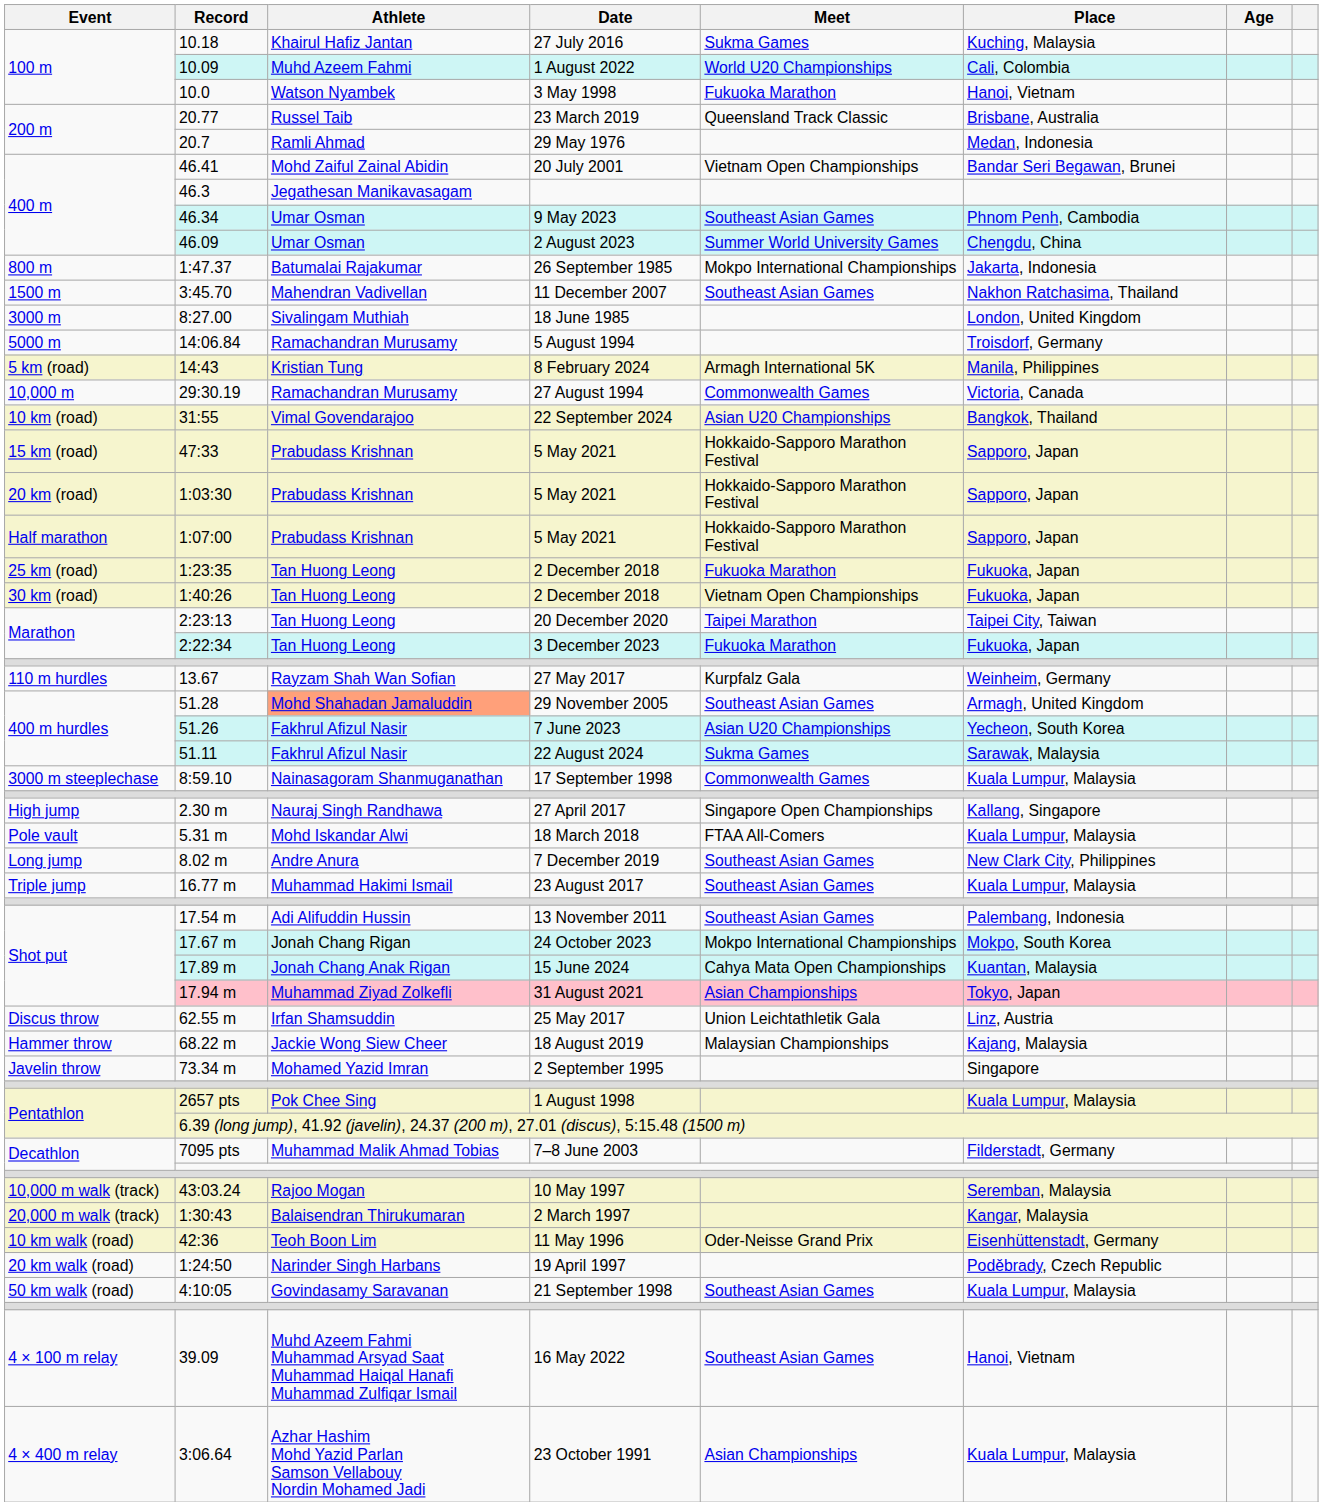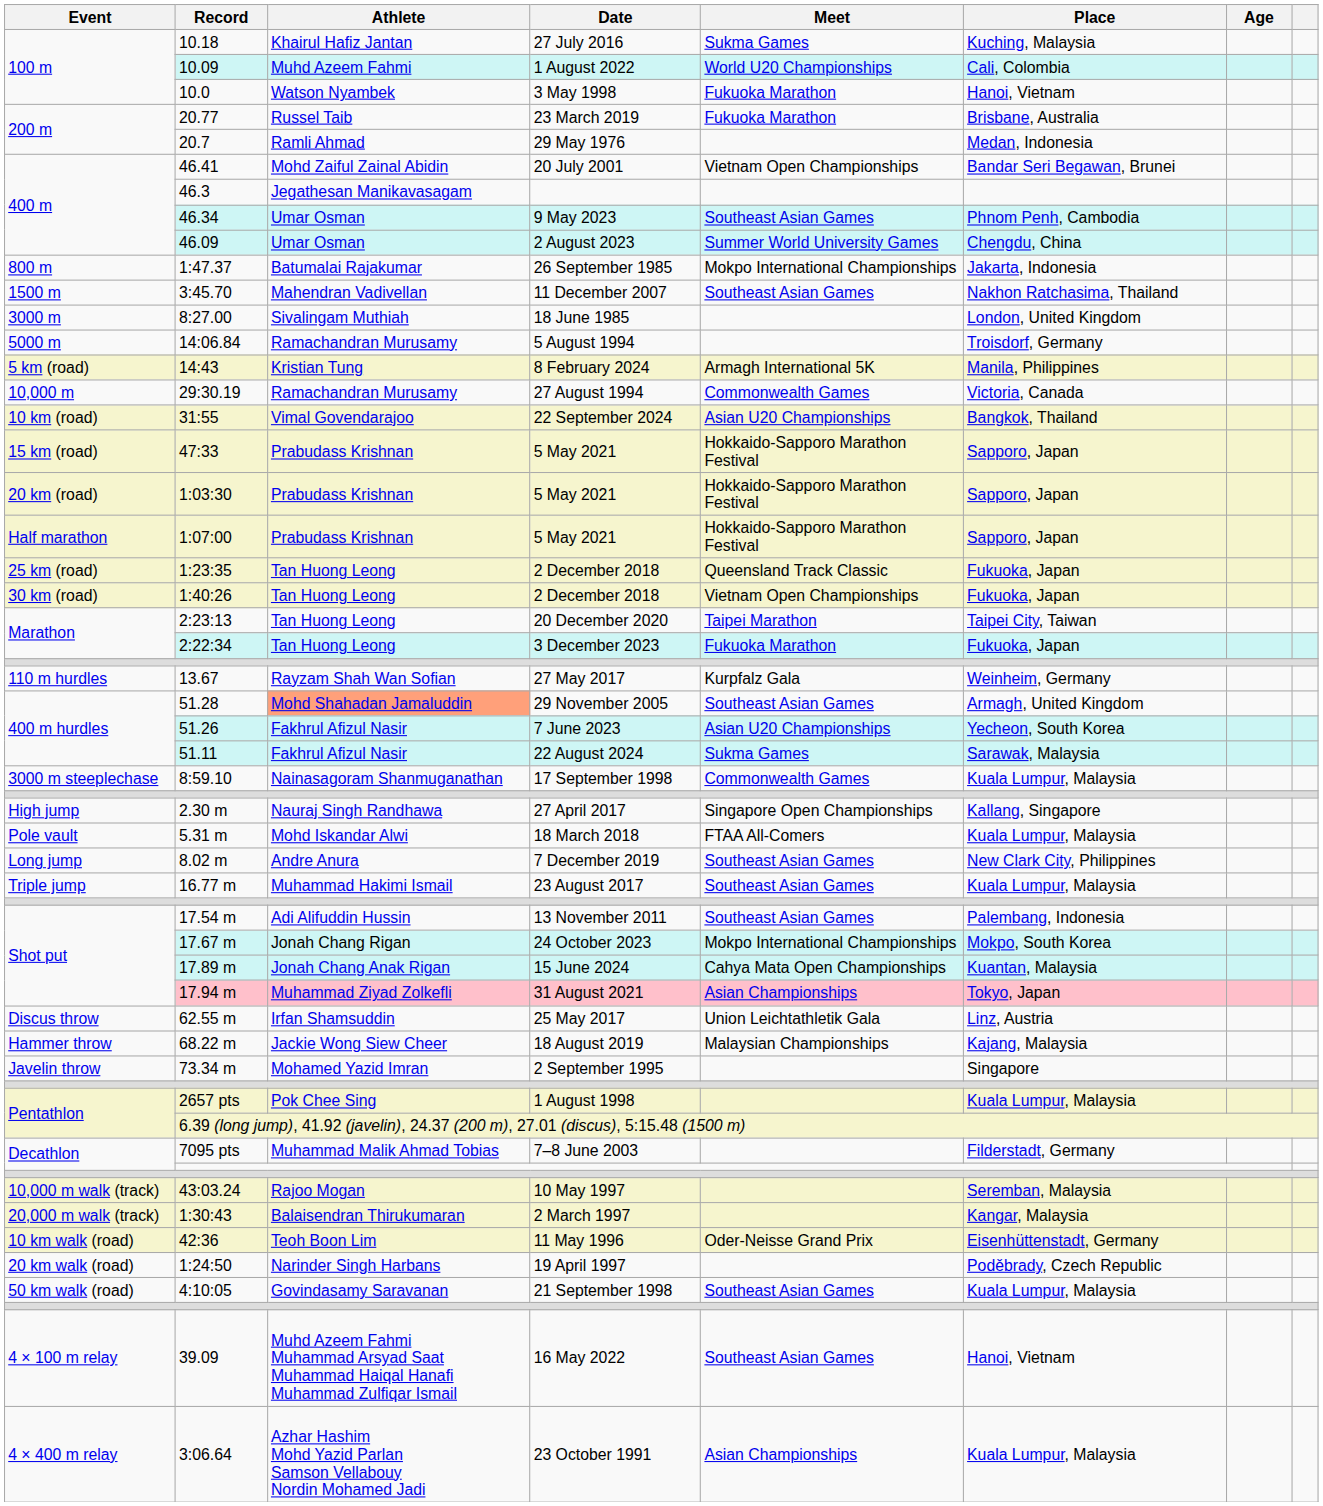(796, 117) Queensland Track Classic -> (770, 117) Fukuoka Marathon
(770, 571) Fukuoka Marathon -> (796, 571) Queensland Track Classic
